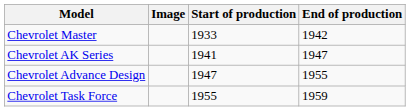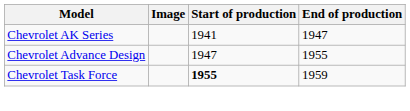- row: (52, 34)
(204, 95) normal -> (204, 75) bold
